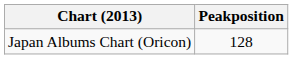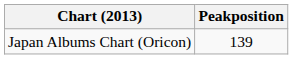(241, 41) 128 -> (241, 41) 139
